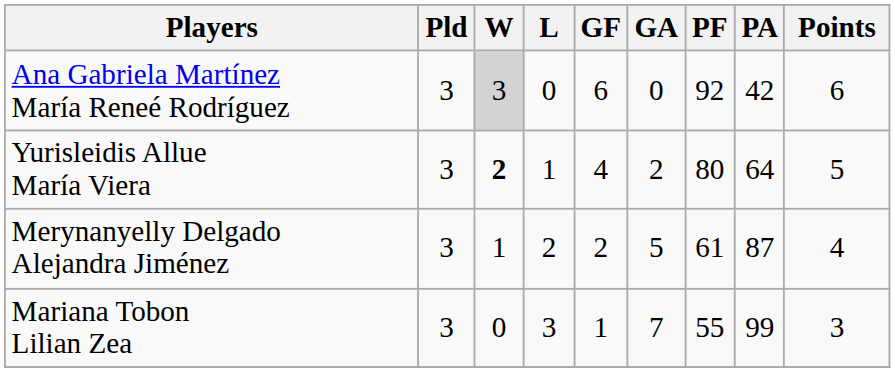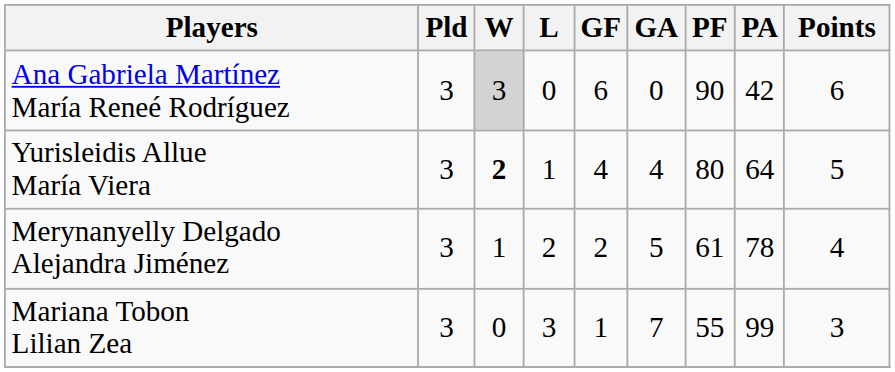(710, 90) 92 -> (710, 90) 90
(656, 169) 2 -> (656, 169) 4
(760, 248) 87 -> (760, 248) 78
